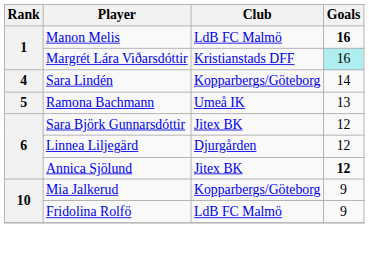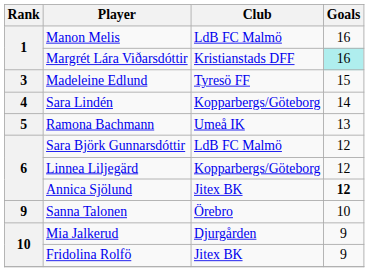(344, 37) bold -> (344, 37) normal
+ row: (97, 80)
(218, 124) Jitex BK -> (238, 146) LdB FC Malmö
(225, 146) Djurgården -> (257, 168) Kopparbergs/Göteborg
+ row: (87, 211)
(257, 189) Kopparbergs/Göteborg -> (225, 233) Djurgården
(238, 211) LdB FC Malmö -> (218, 255) Jitex BK
